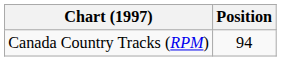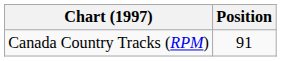(244, 42) 94 -> (244, 42) 91
